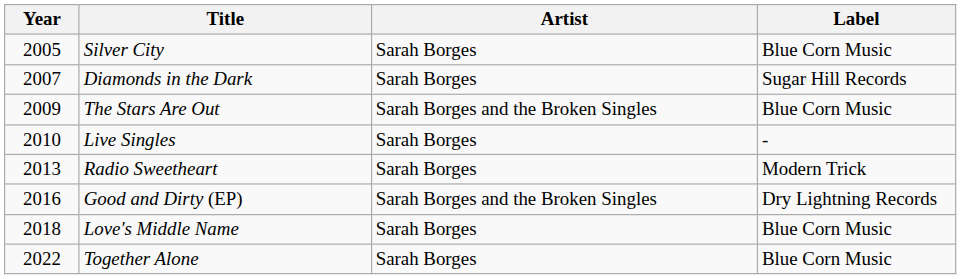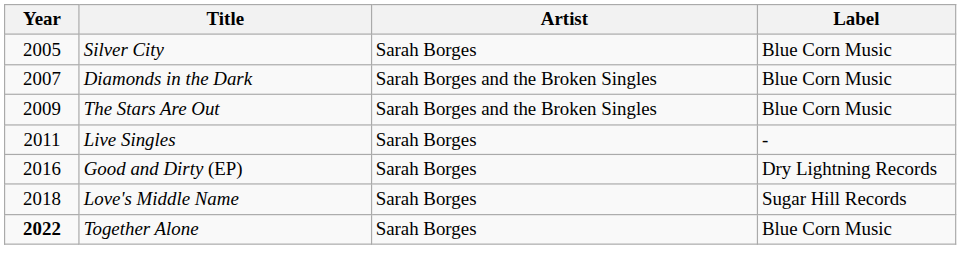(426, 79) Sarah Borges -> (516, 79) Sarah Borges and the Broken Singles
(834, 79) Sugar Hill Records -> (827, 79) Blue Corn Music
(42, 139) 2010 -> (42, 139) 2011
- row: (151, 169)
(516, 199) Sarah Borges and the Broken Singles -> (426, 169) Sarah Borges
(827, 229) Blue Corn Music -> (834, 199) Sugar Hill Records
(42, 259) normal -> (42, 229) bold
